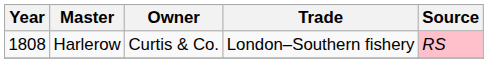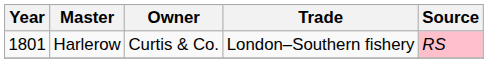(27, 44) 1808 -> (27, 44) 1801
